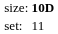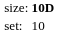(38, 25) 11 -> (38, 25) 10
